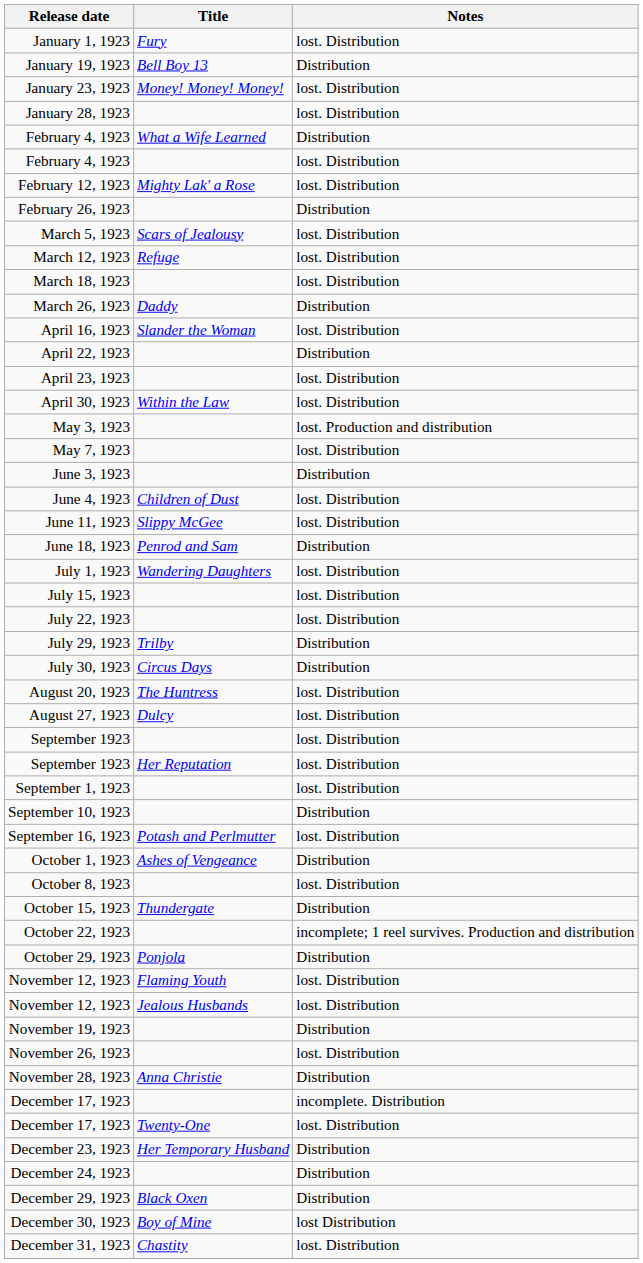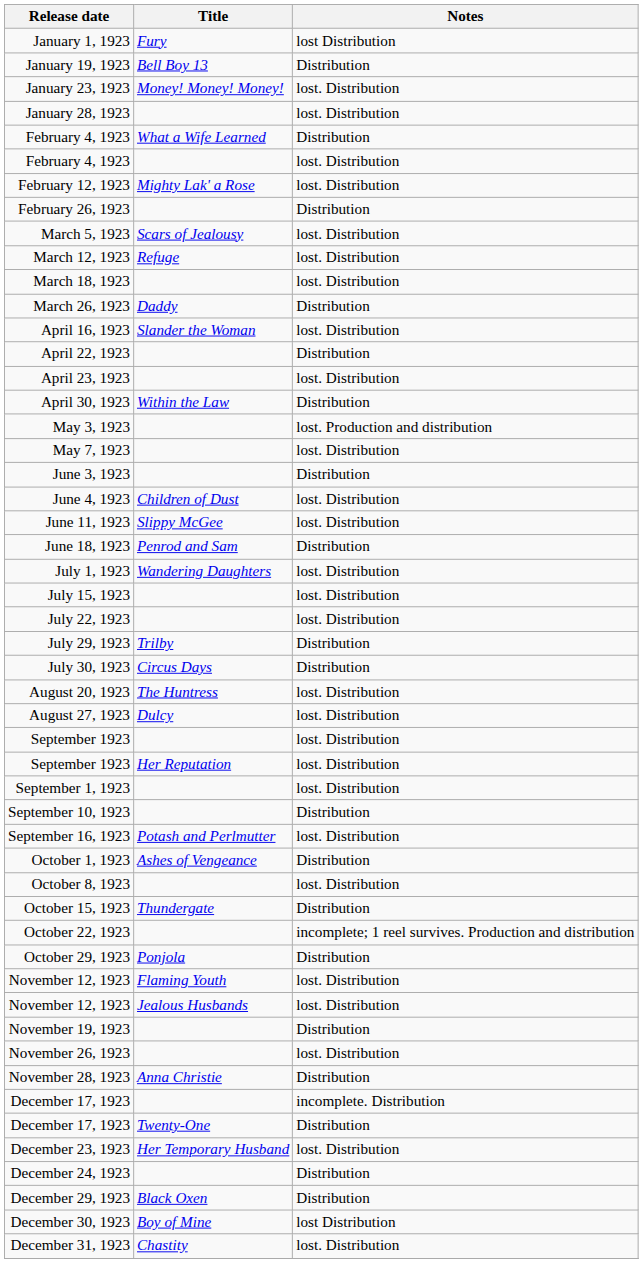(348, 40) lost. Distribution -> (346, 40) lost Distribution
(348, 402) lost. Distribution -> (333, 402) Distribution
(348, 1125) lost. Distribution -> (333, 1125) Distribution
(333, 1149) Distribution -> (348, 1149) lost. Distribution
